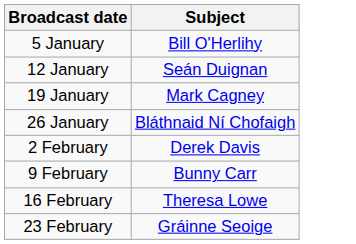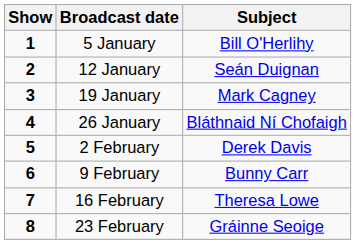+ column: (30, 17)
